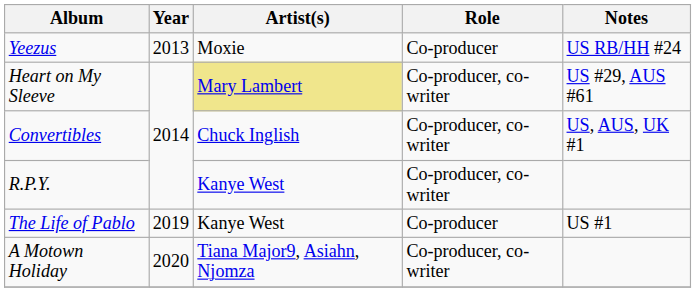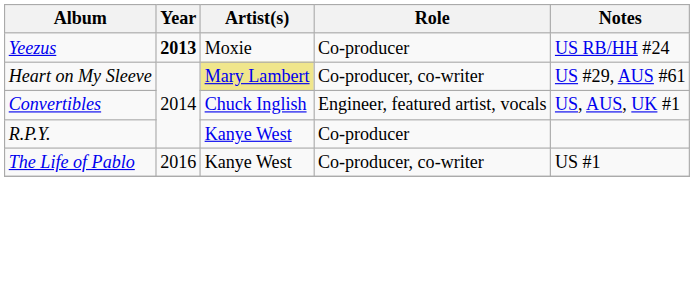(171, 47) normal -> (178, 47) bold
(468, 135) Co-producer, co-writer -> (432, 104) Engineer, featured artist, vocals
(468, 184) Co-producer, co-writer -> (364, 133) Co-producer
(171, 223) 2019 -> (178, 162) 2016
(452, 223) Co-producer -> (401, 162) Co-producer, co-writer
- row: (46, 262)
